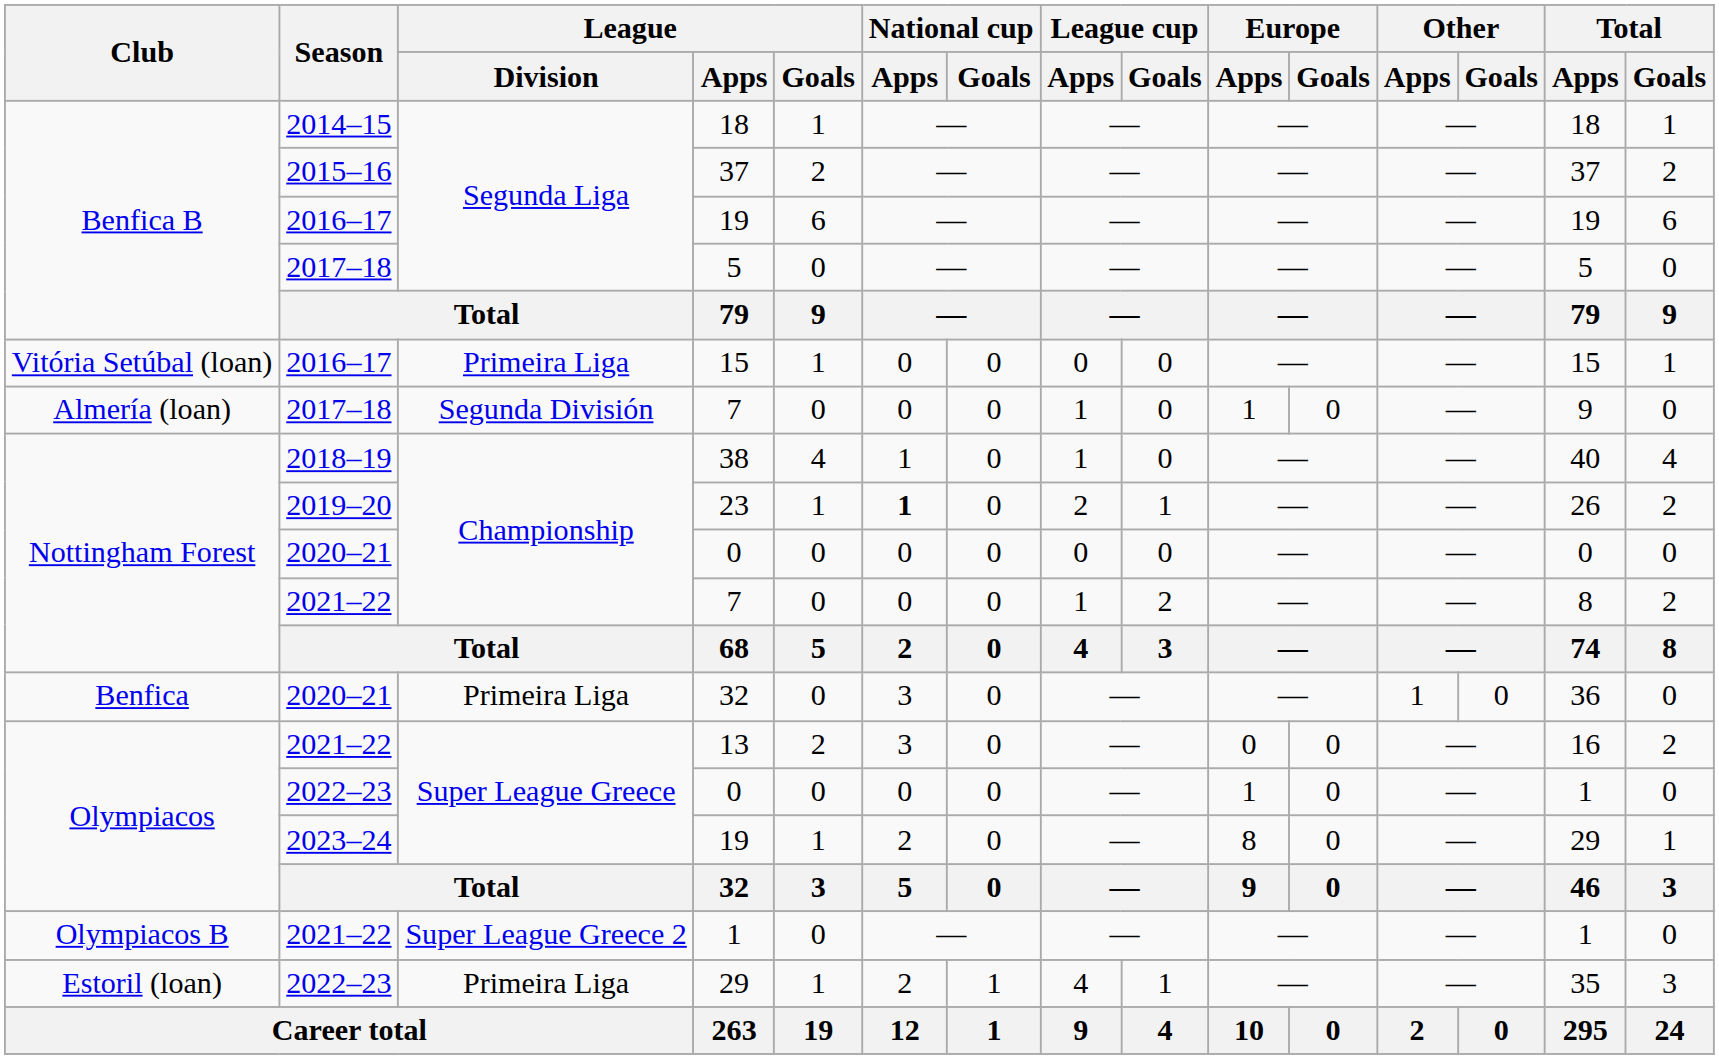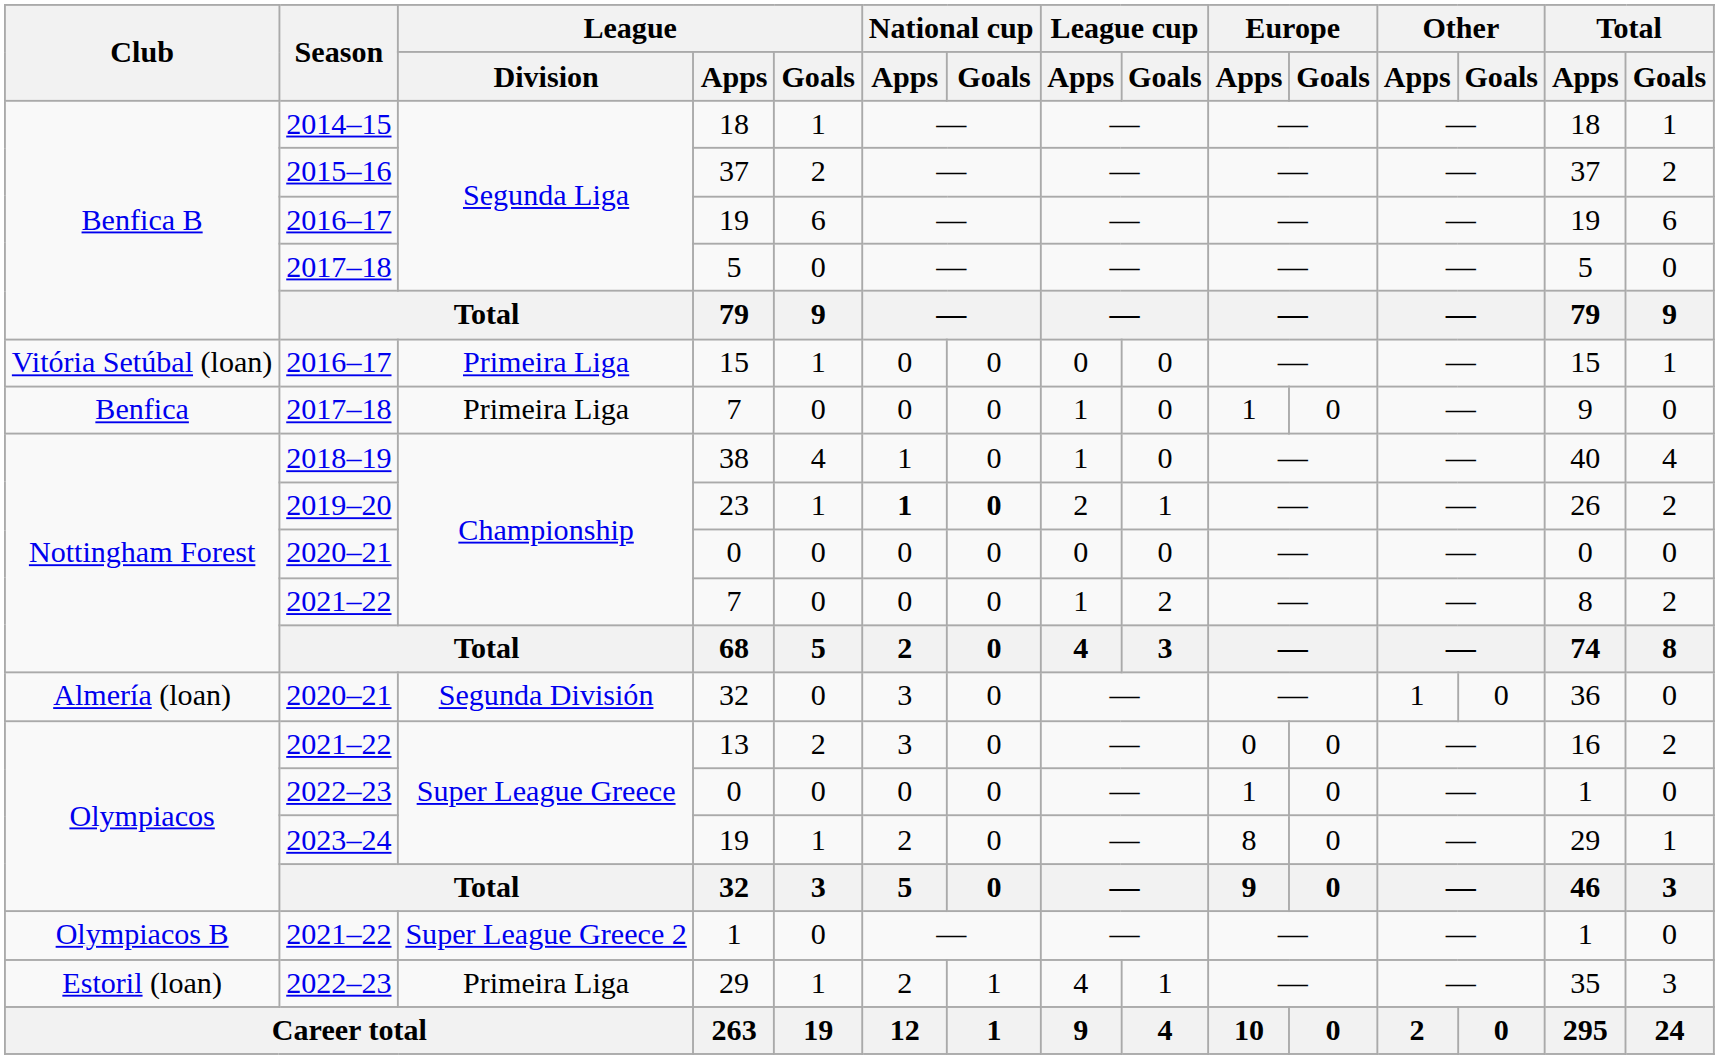(142, 409) Almería (loan) -> (142, 409) Benfica
(546, 409) Segunda División -> (546, 409) Primeira Liga
(994, 505) normal -> (994, 505) bold
(142, 696) Benfica -> (142, 696) Almería (loan)
(546, 696) Primeira Liga -> (546, 696) Segunda División
